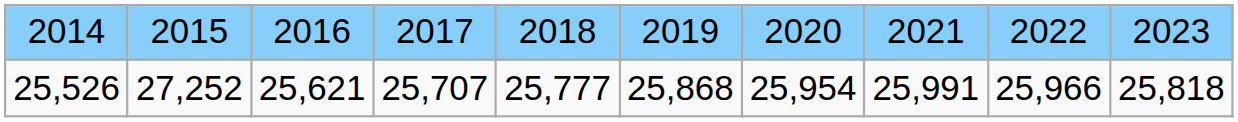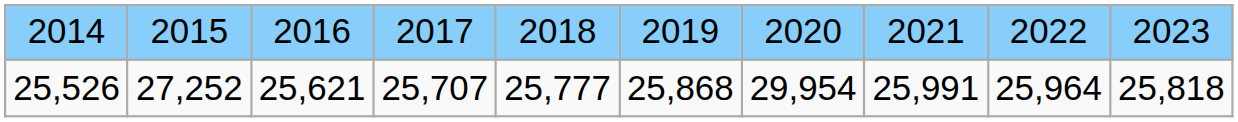(803, 87) 25,954 -> (803, 87) 29,954
(1049, 87) 25,966 -> (1049, 87) 25,964
